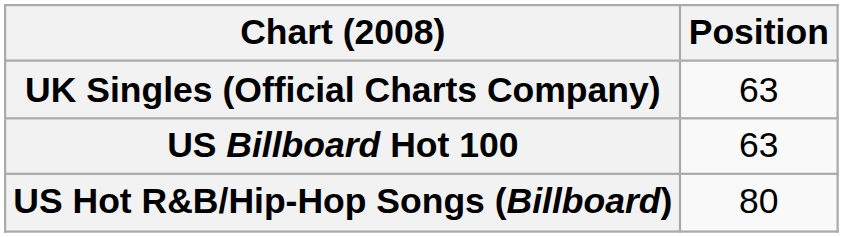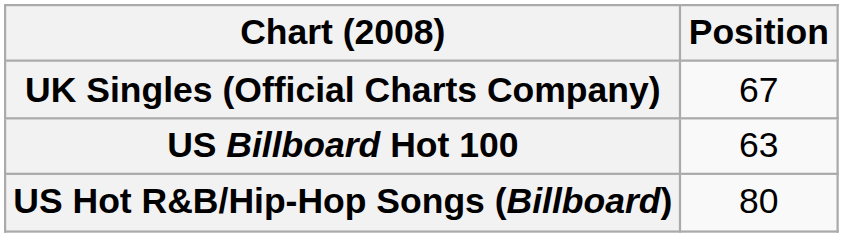(759, 88) 63 -> (759, 88) 67
